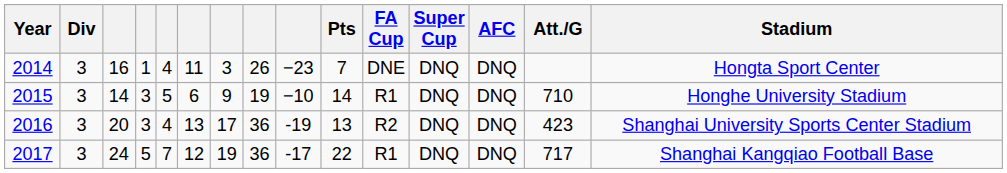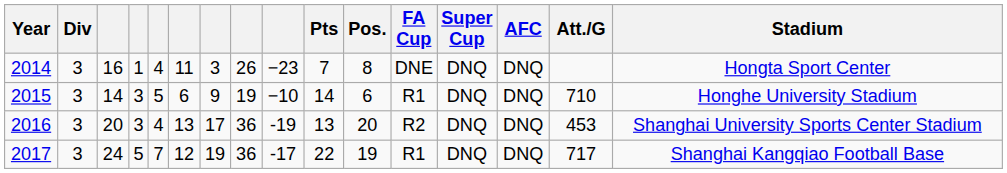+ column: (367, 29)
(558, 125) 423 -> (581, 125) 453
